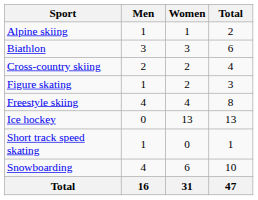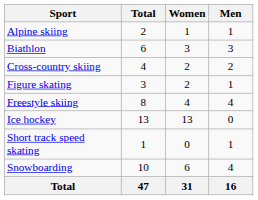columns swapped: (143, 13) <-> (231, 13)
